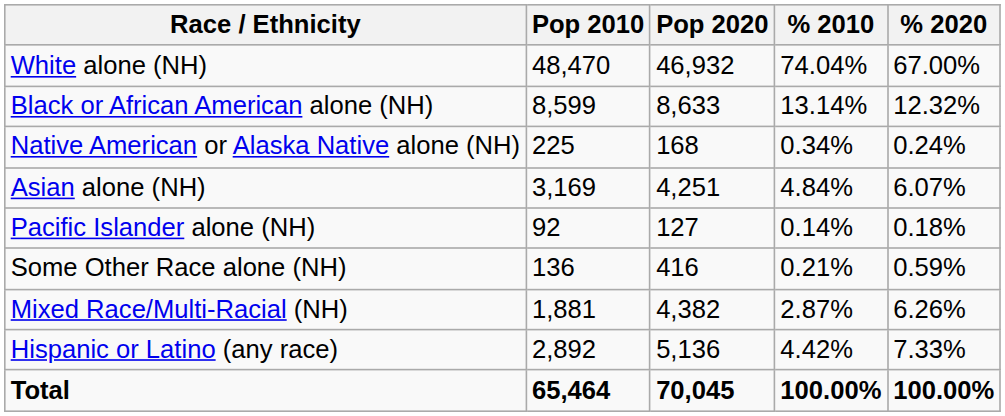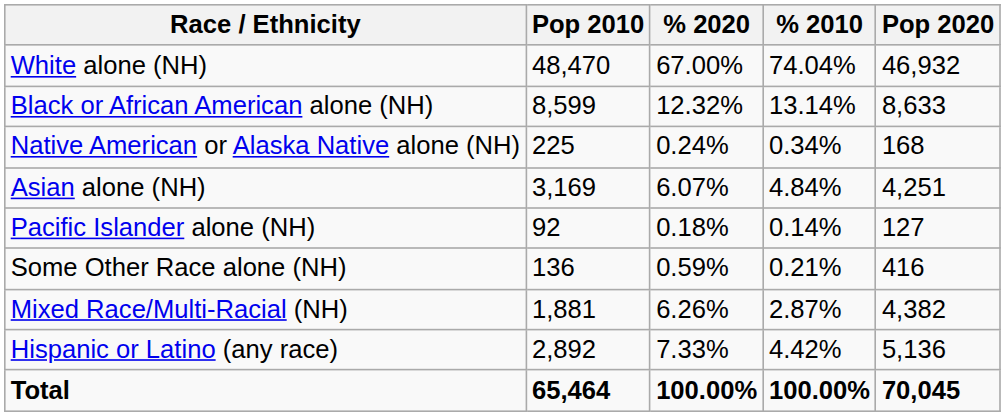columns swapped: (712, 24) <-> (944, 24)
